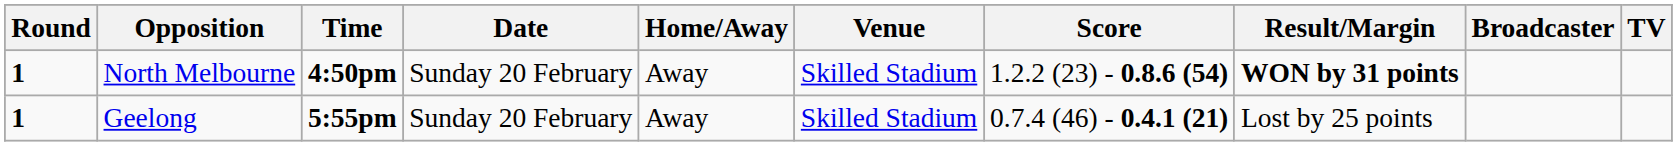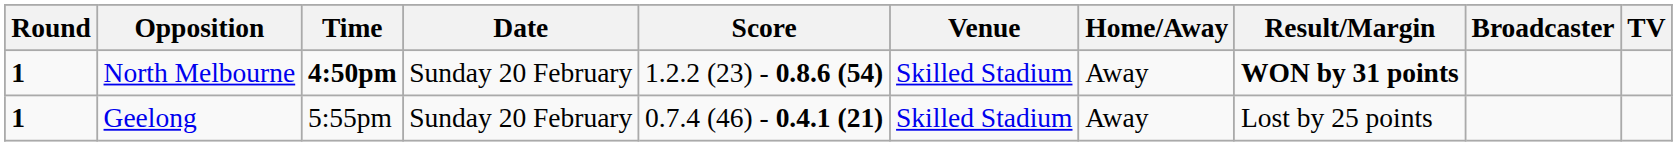columns swapped: (717, 27) <-> (1109, 27)
(352, 118) bold -> (350, 118) normal
